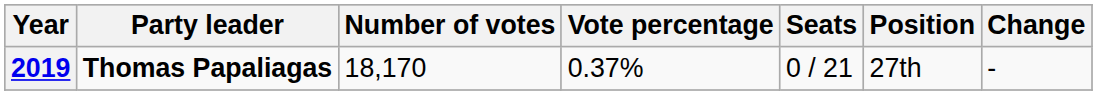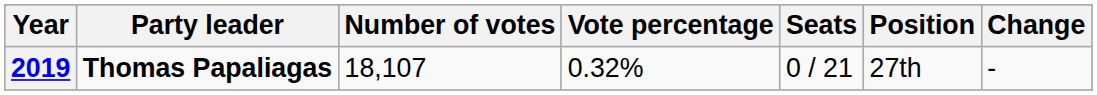(385, 68) 18,170 -> (385, 68) 18,107
(606, 68) 0.37% -> (606, 68) 0.32%
